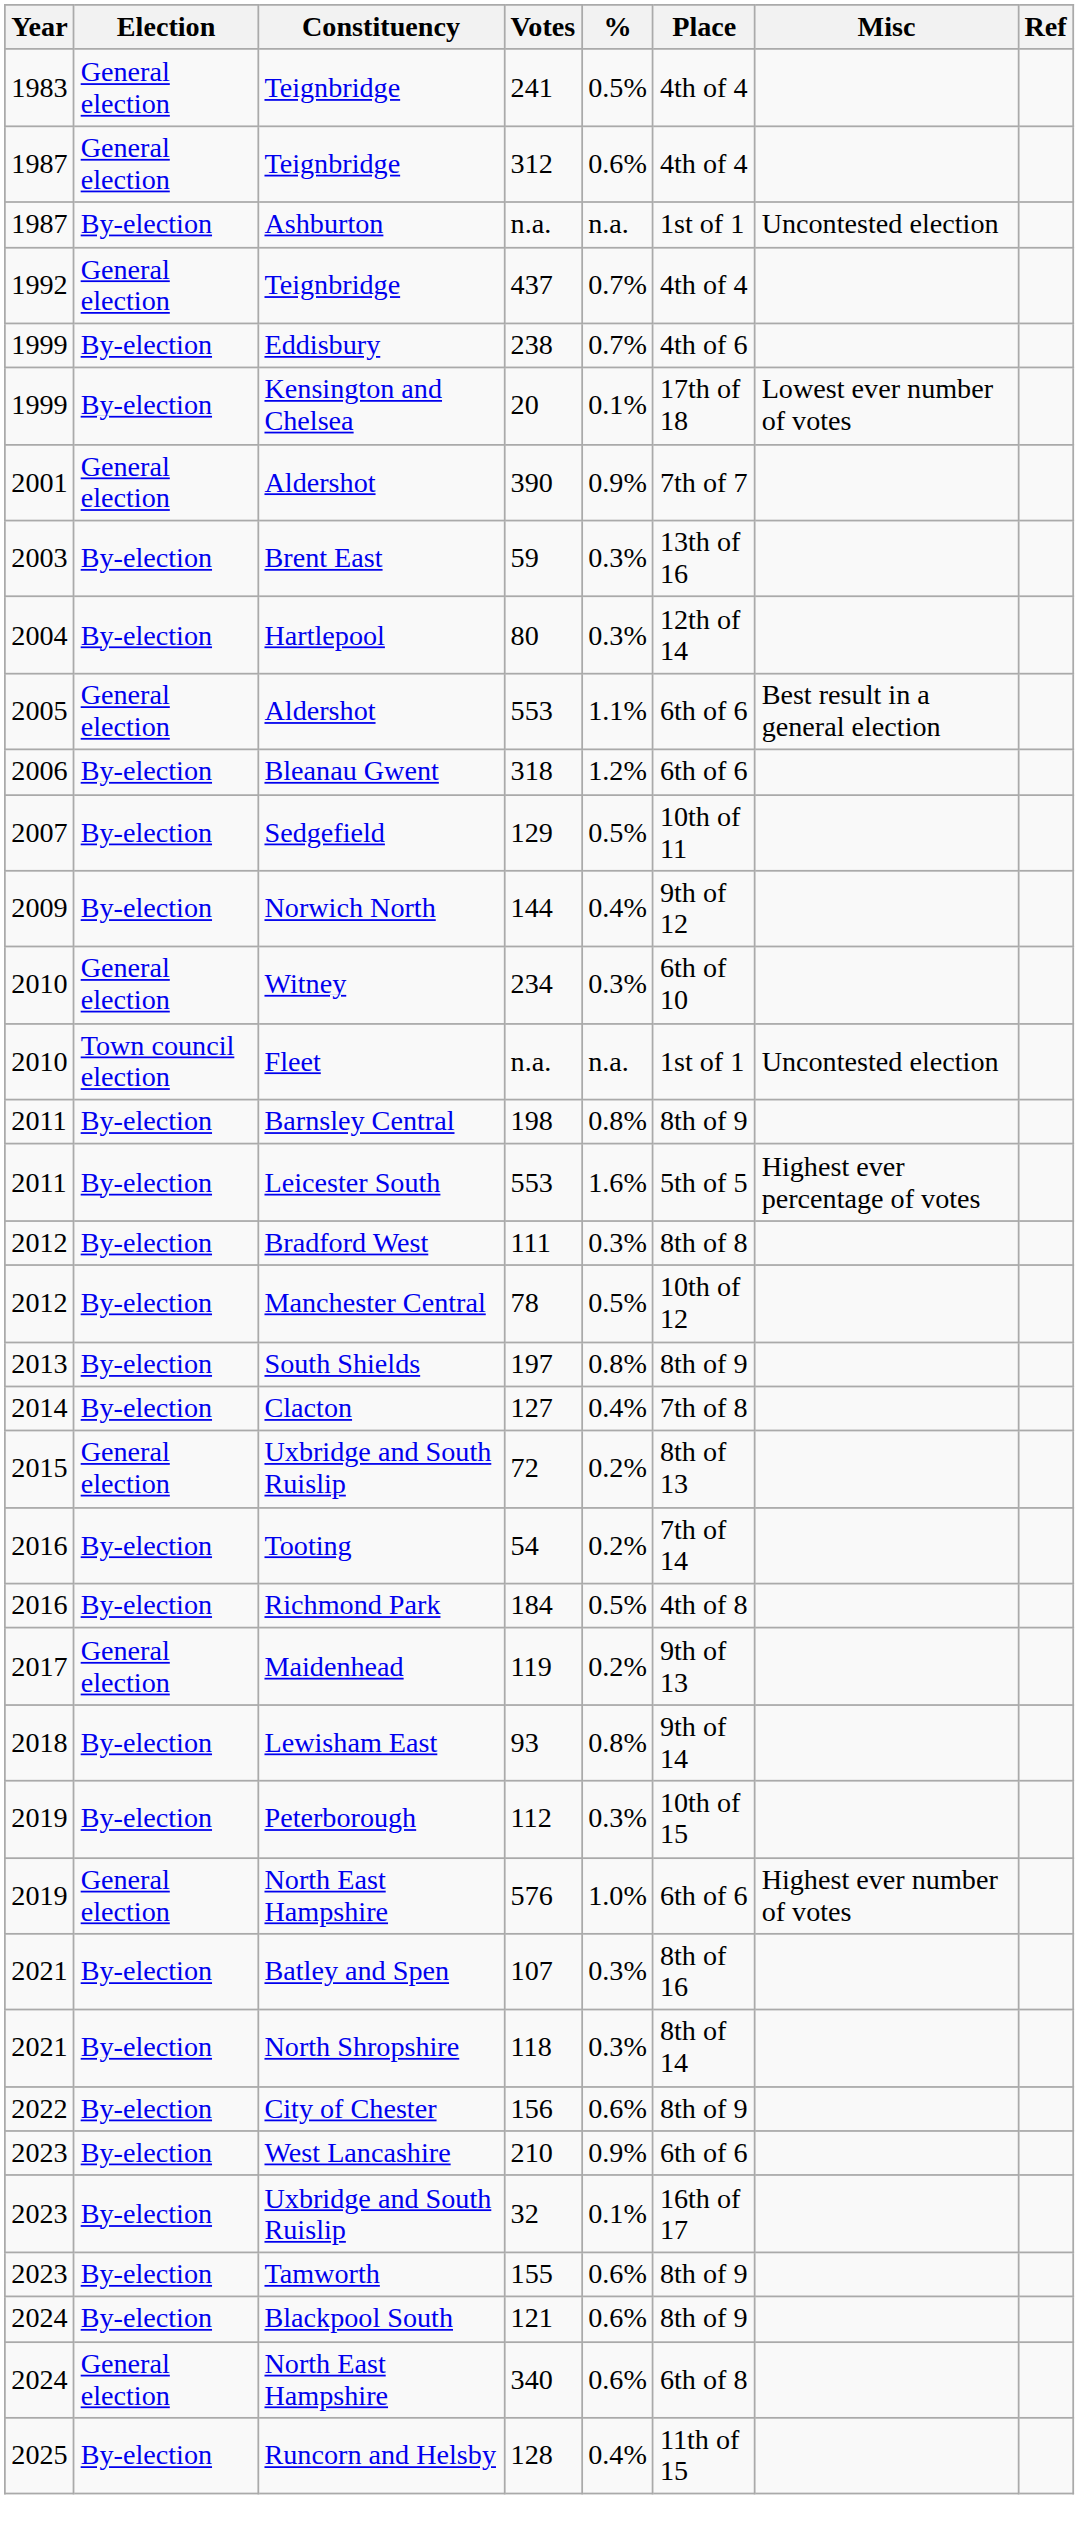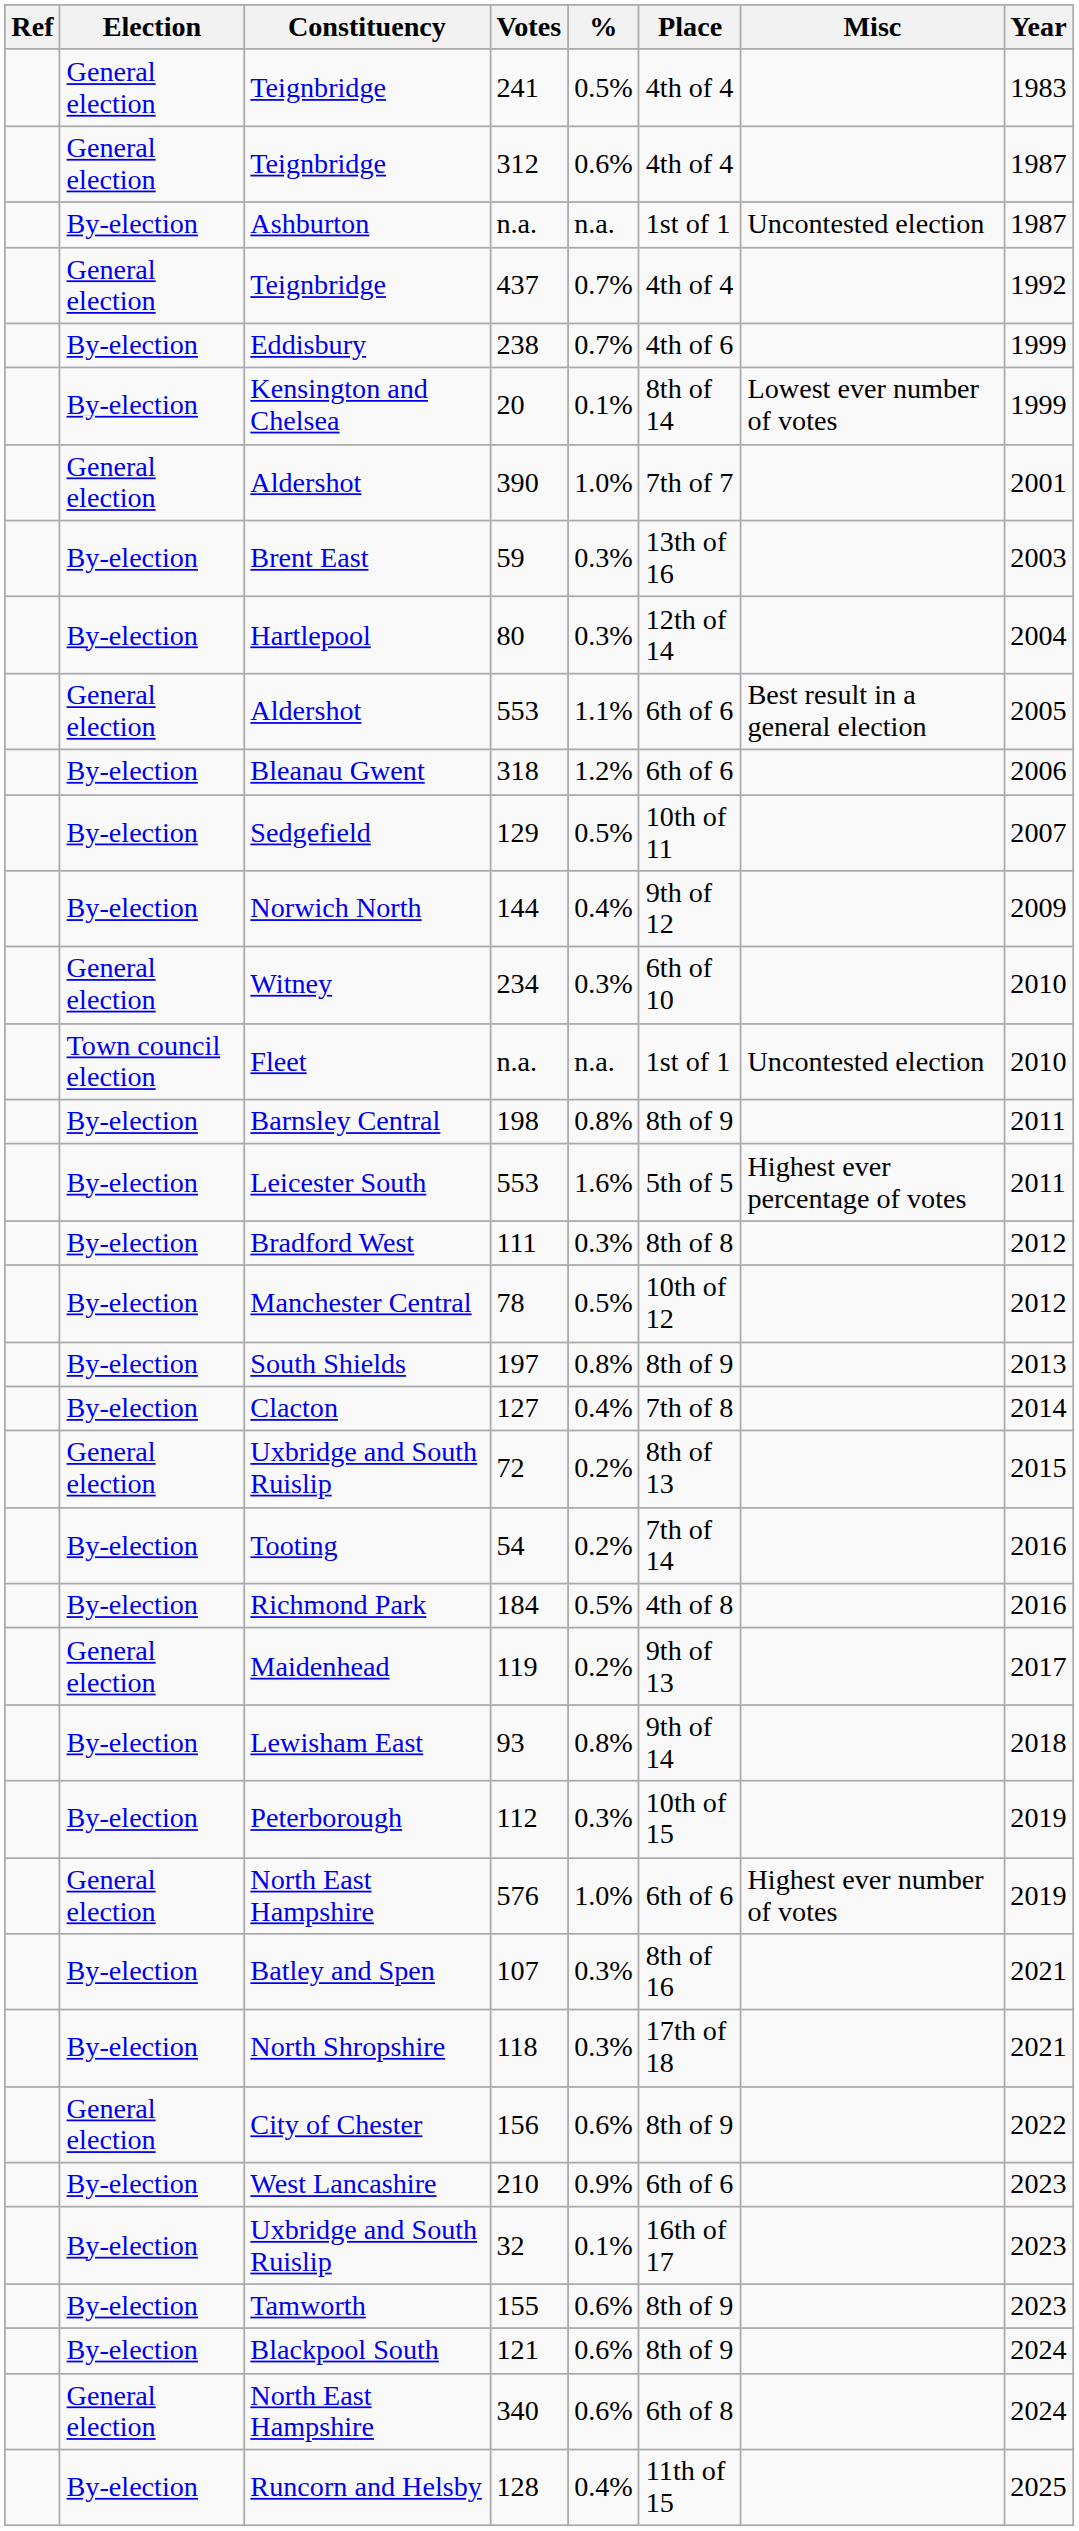columns swapped: (40, 26) <-> (1046, 26)
(700, 405) 17th of 18 -> (679, 405) 8th of 14
(618, 482) 0.9% -> (603, 482) 1.0%
(693, 2047) 8th of 14 -> (686, 2047) 17th of 18
(146, 2108) By-election -> (111, 2124) General election
